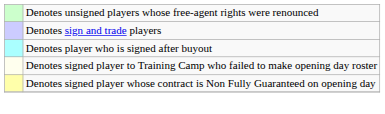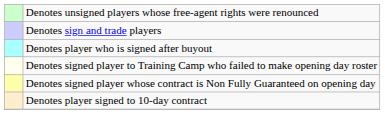+ row: (116, 100)
